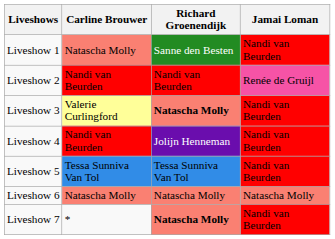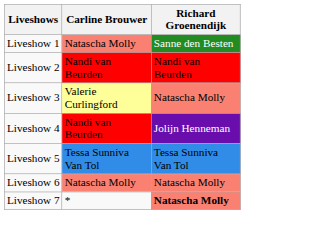- column: (285, 19)
(191, 110) bold -> (189, 98) normal
